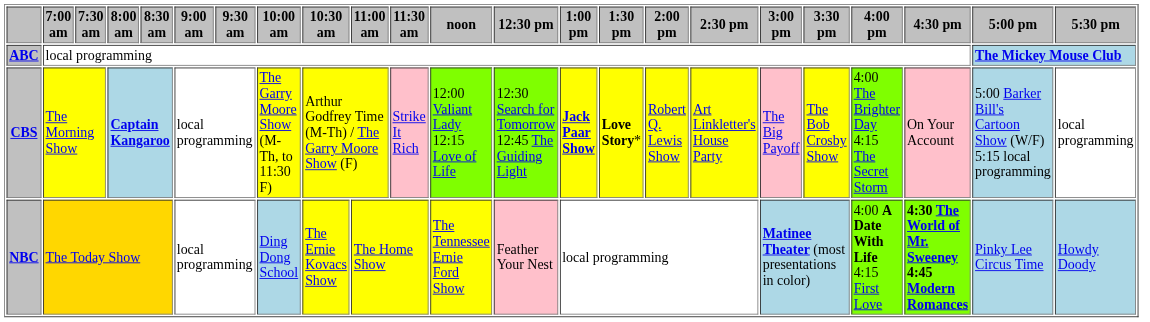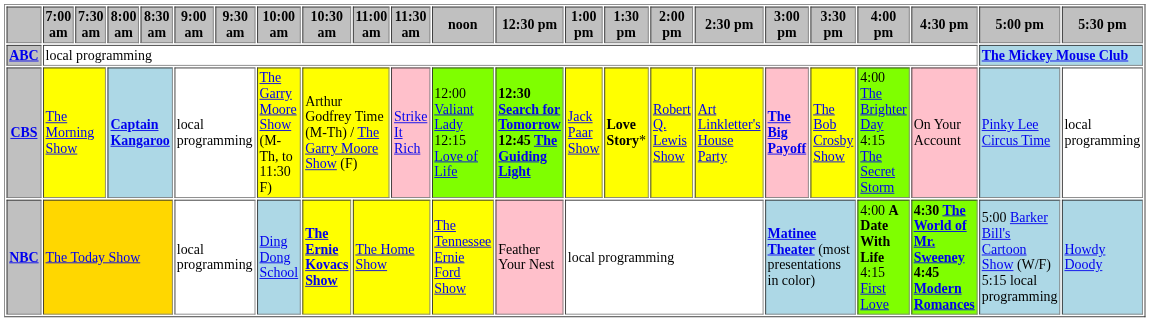(526, 132) normal -> (530, 132) bold
(578, 132) bold -> (584, 132) normal
(781, 132) normal -> (787, 132) bold
(1013, 132) 5:00 Barker Bill's Cartoon Show (W/F) 5:15 local programming -> (1016, 132) Pinky Lee Circus Time
(326, 257) normal -> (327, 257) bold
(1009, 257) Pinky Lee Circus Time -> (1020, 257) 5:00 Barker Bill's Cartoon Show (W/F) 5:15 local programming
